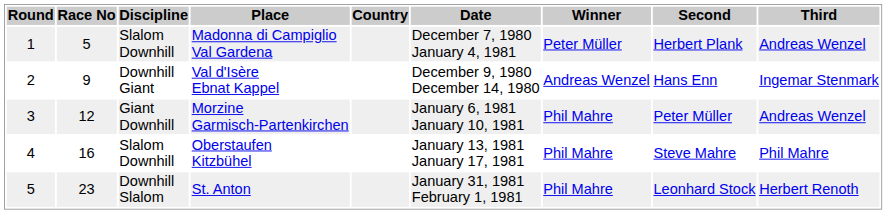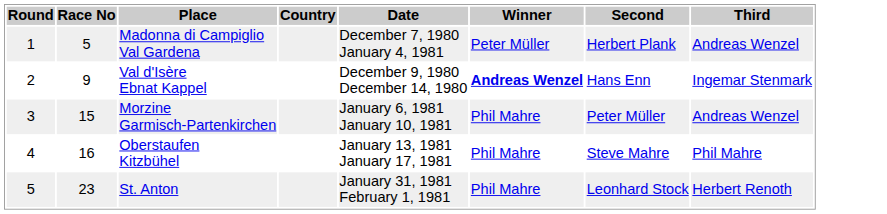- column: (154, 15)
(597, 80) normal -> (527, 80) bold
(87, 116) 12 -> (87, 116) 15
